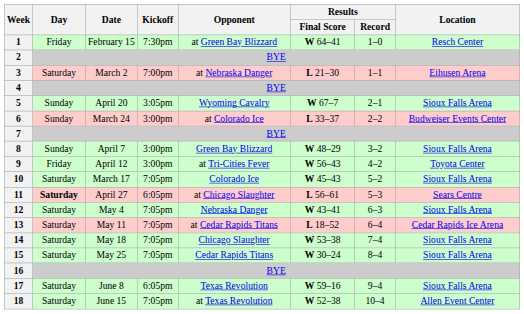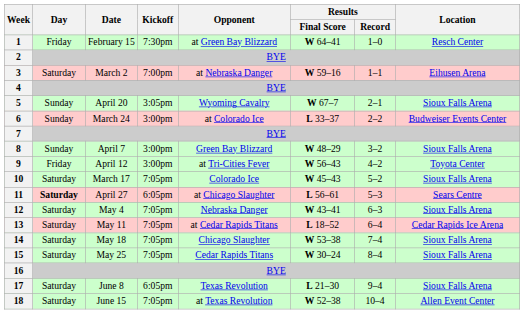(323, 73) L 21–30 -> (323, 73) W 59–16
(323, 286) W 59–16 -> (323, 286) L 21–30
